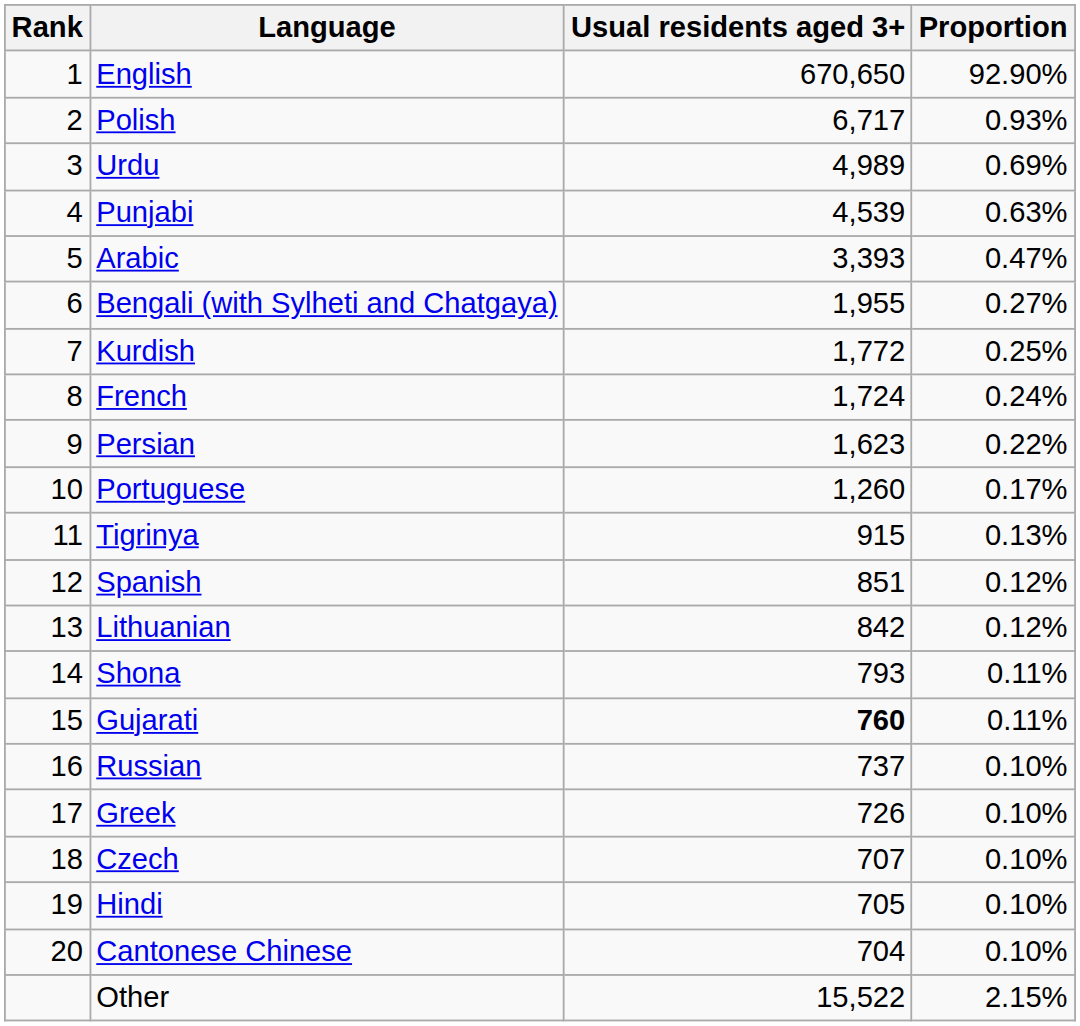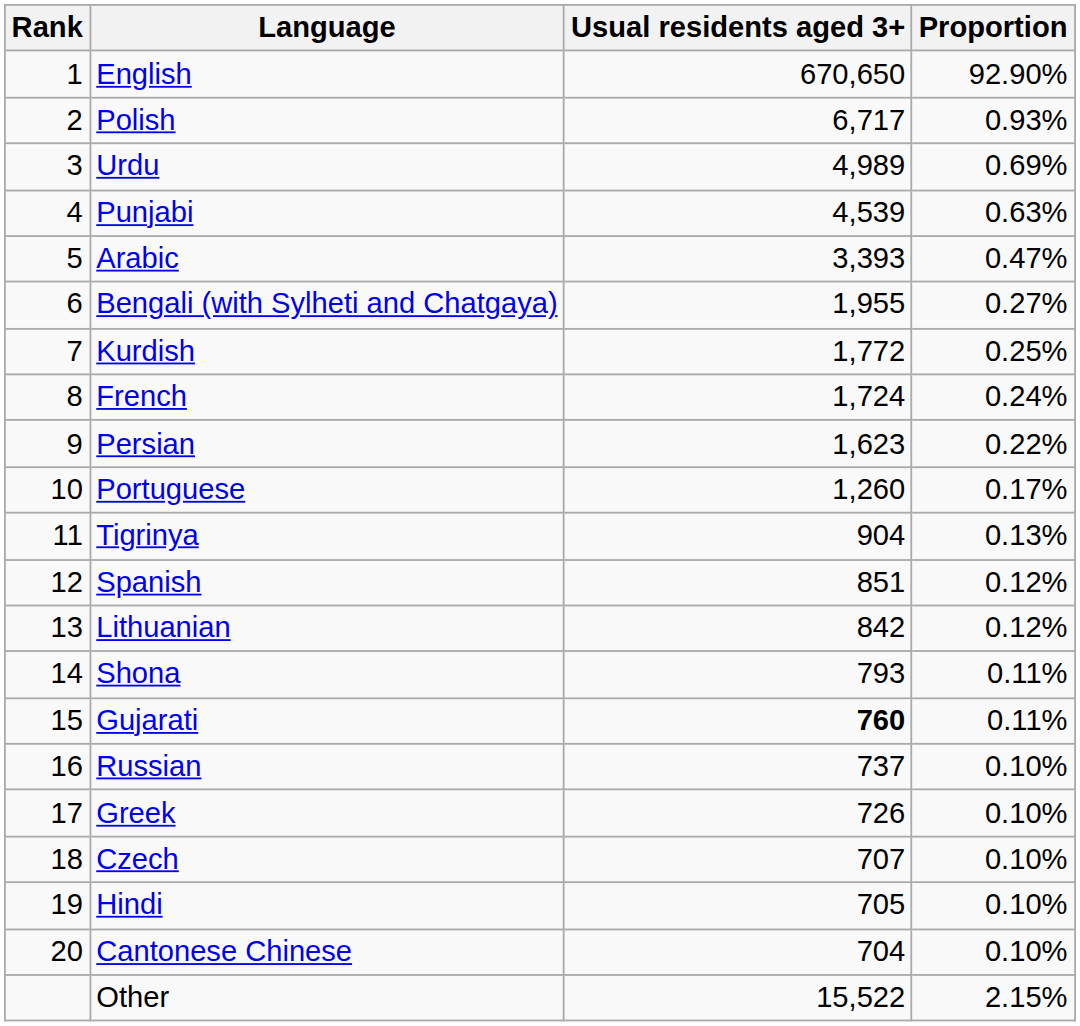(881, 535) 915 -> (881, 535) 904
